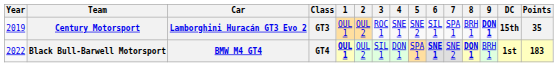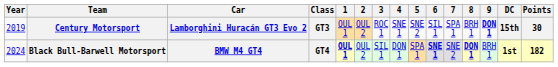(537, 29) 35 -> (537, 29) 30
(16, 51) 2022 -> (16, 51) 2024
(537, 51) 183 -> (537, 51) 182
